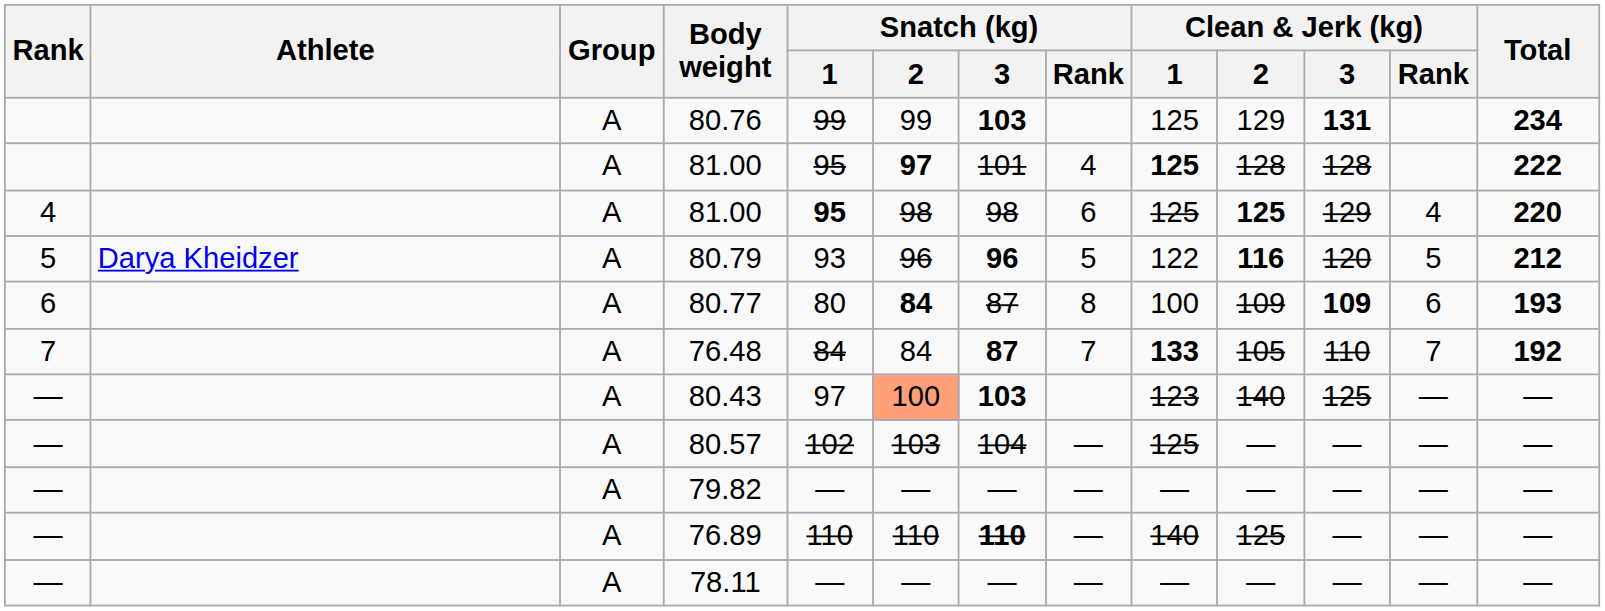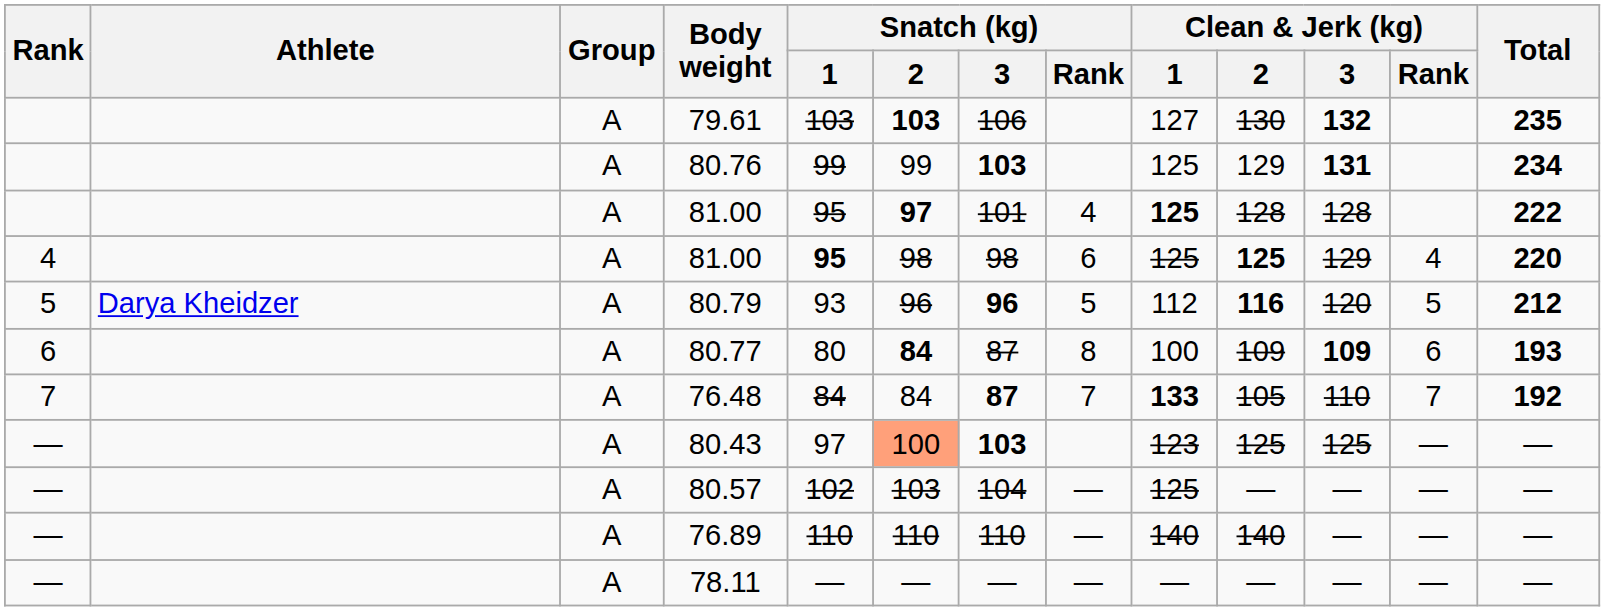+ row: (48, 120)
(1175, 258) 122 -> (1175, 304) 112
(1261, 397) 140 -> (1261, 443) 125
- row: (48, 489)
(1002, 535) bold -> (1002, 535) normal
(1261, 535) 125 -> (1261, 535) 140
